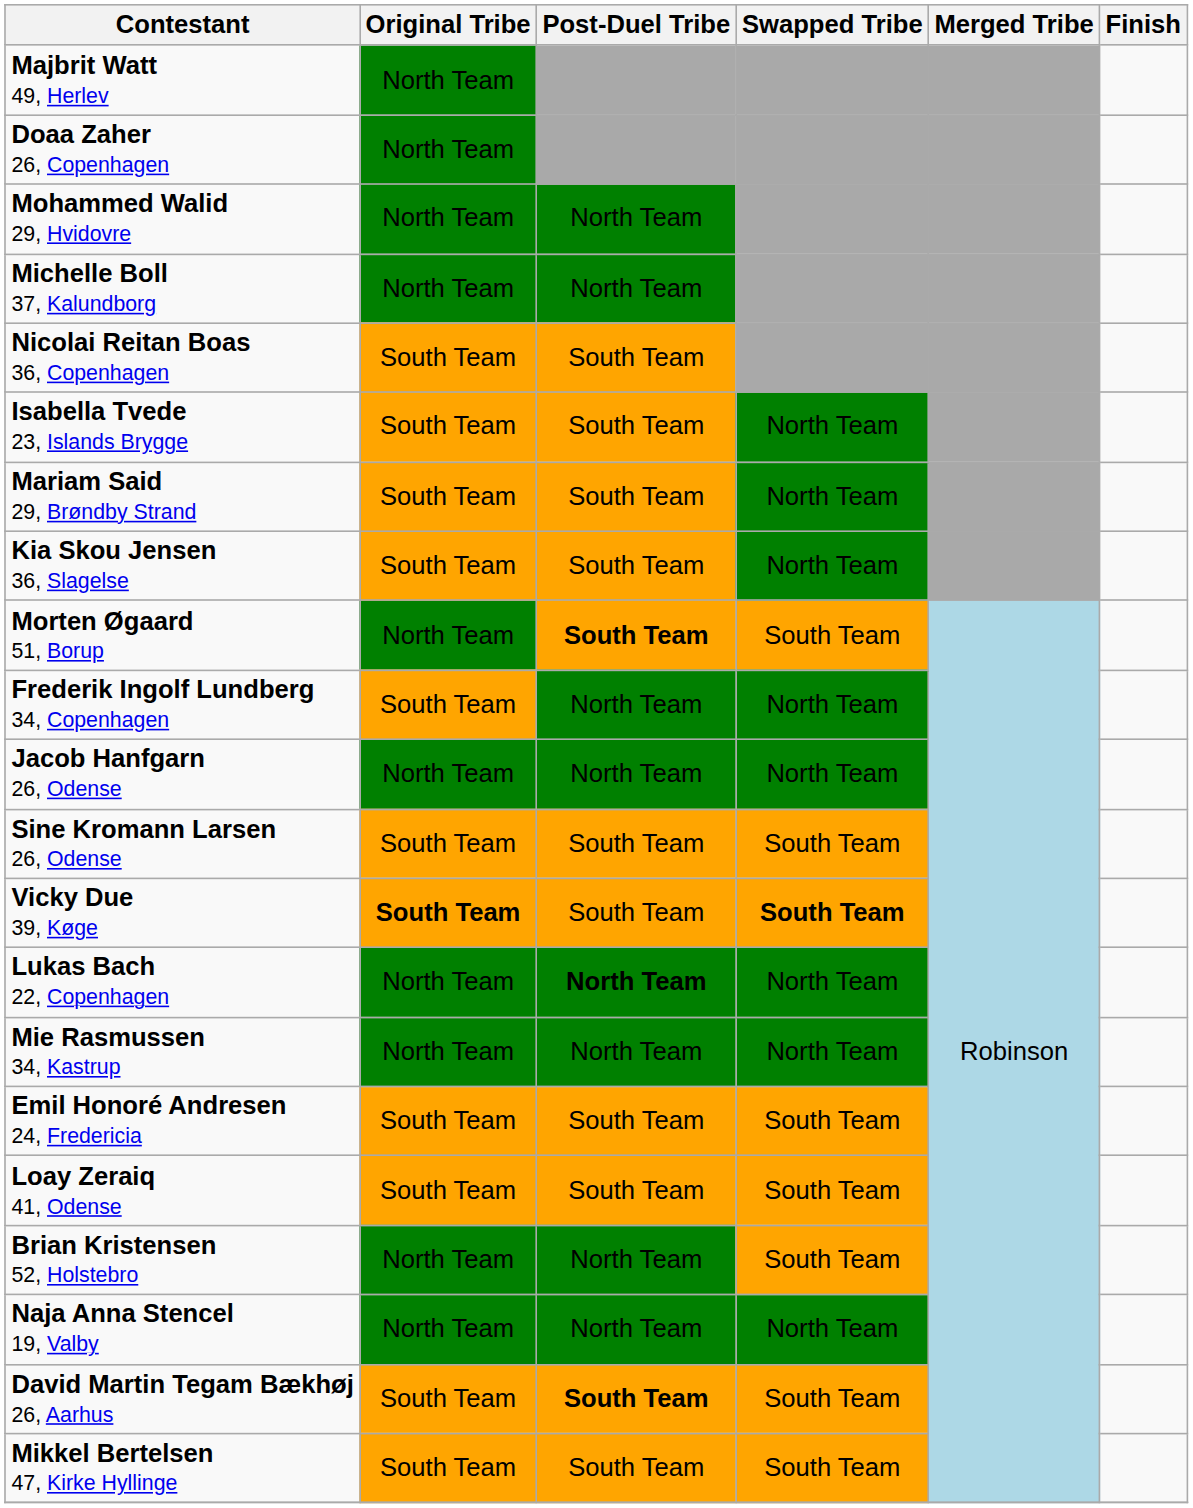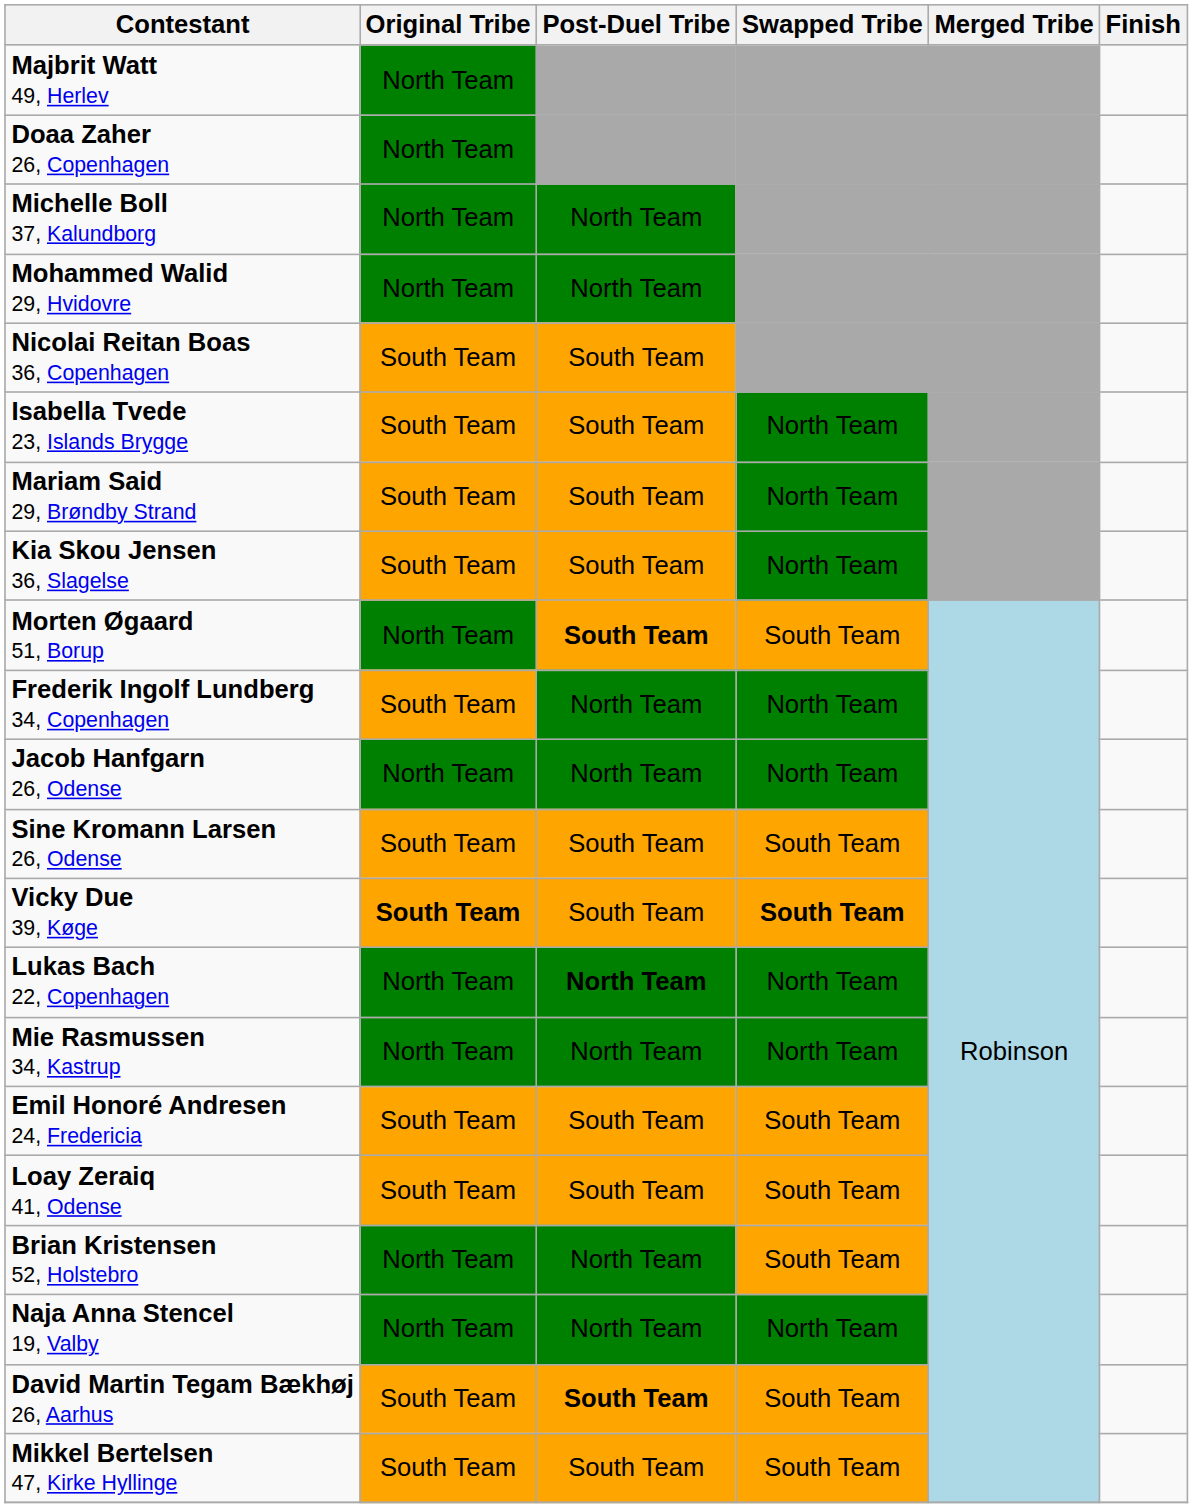rows swapped: (120, 218) <-> (90, 288)
